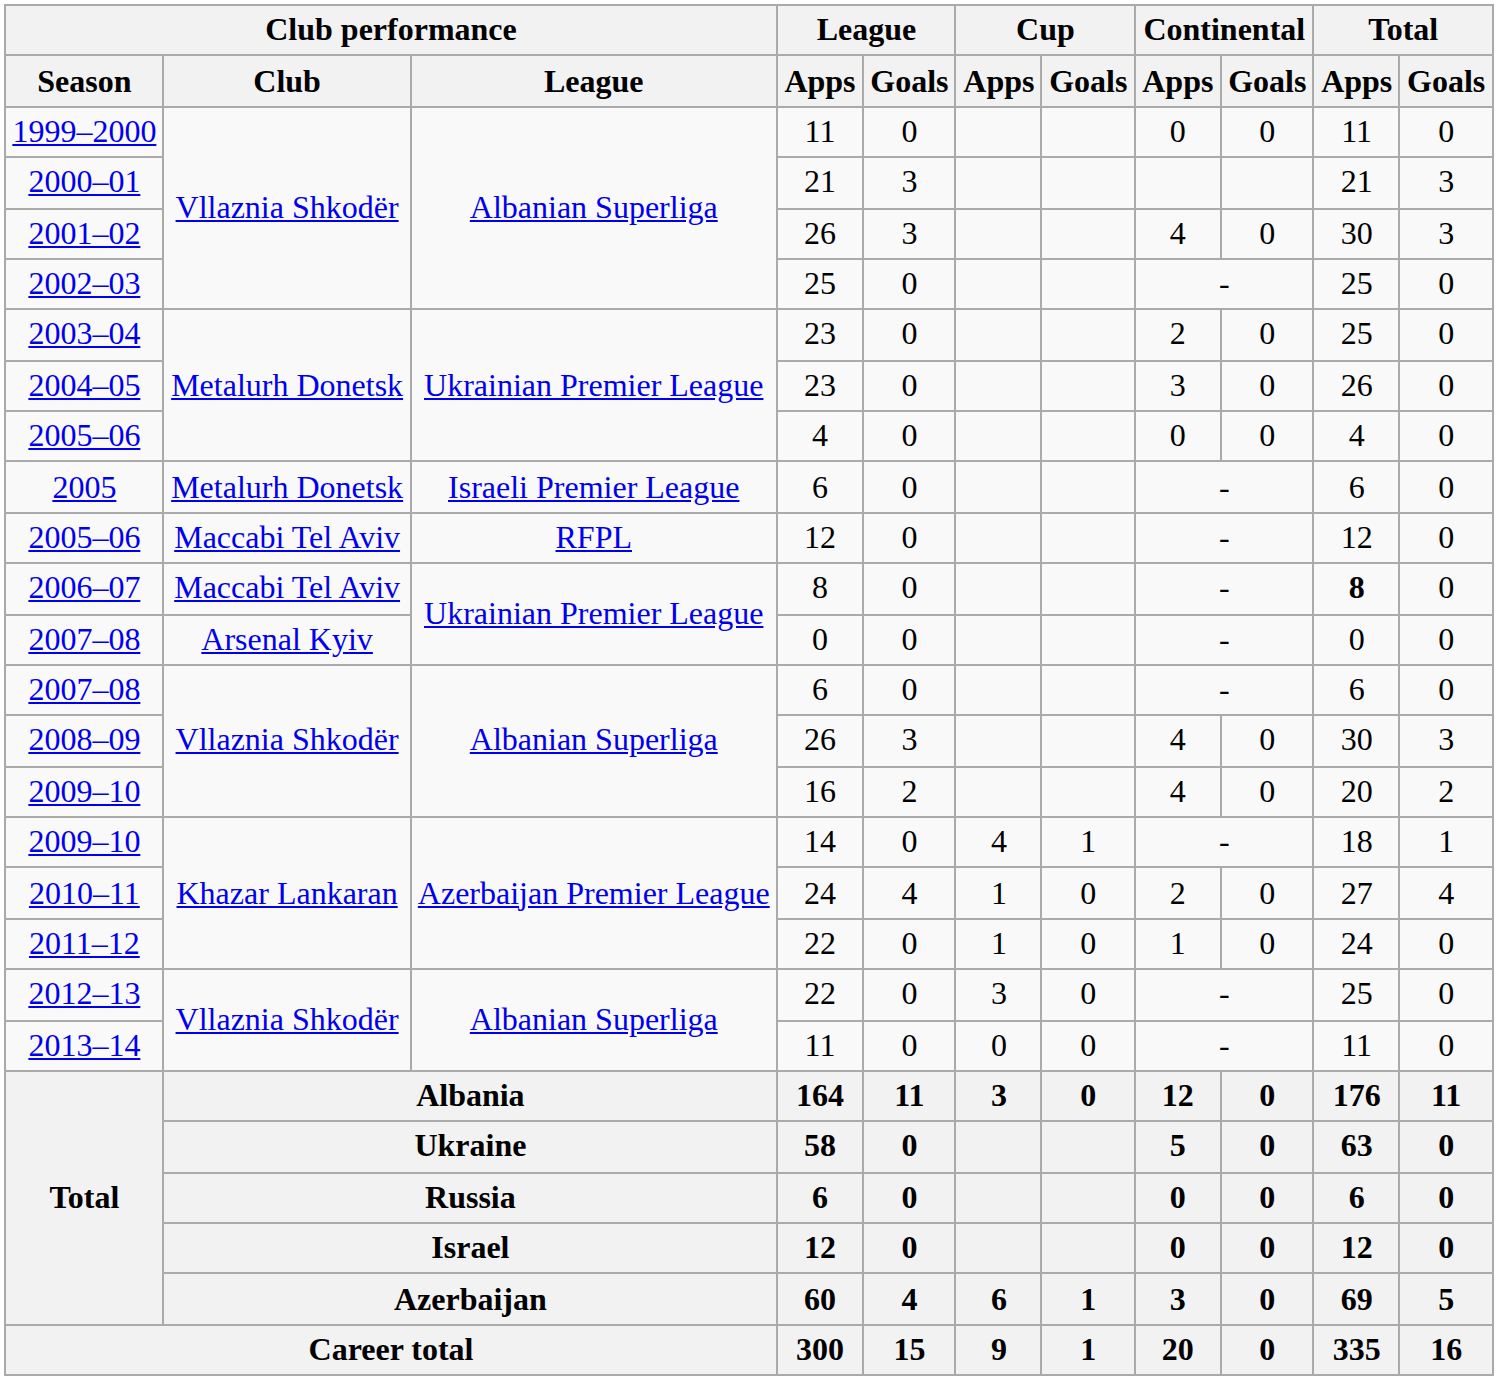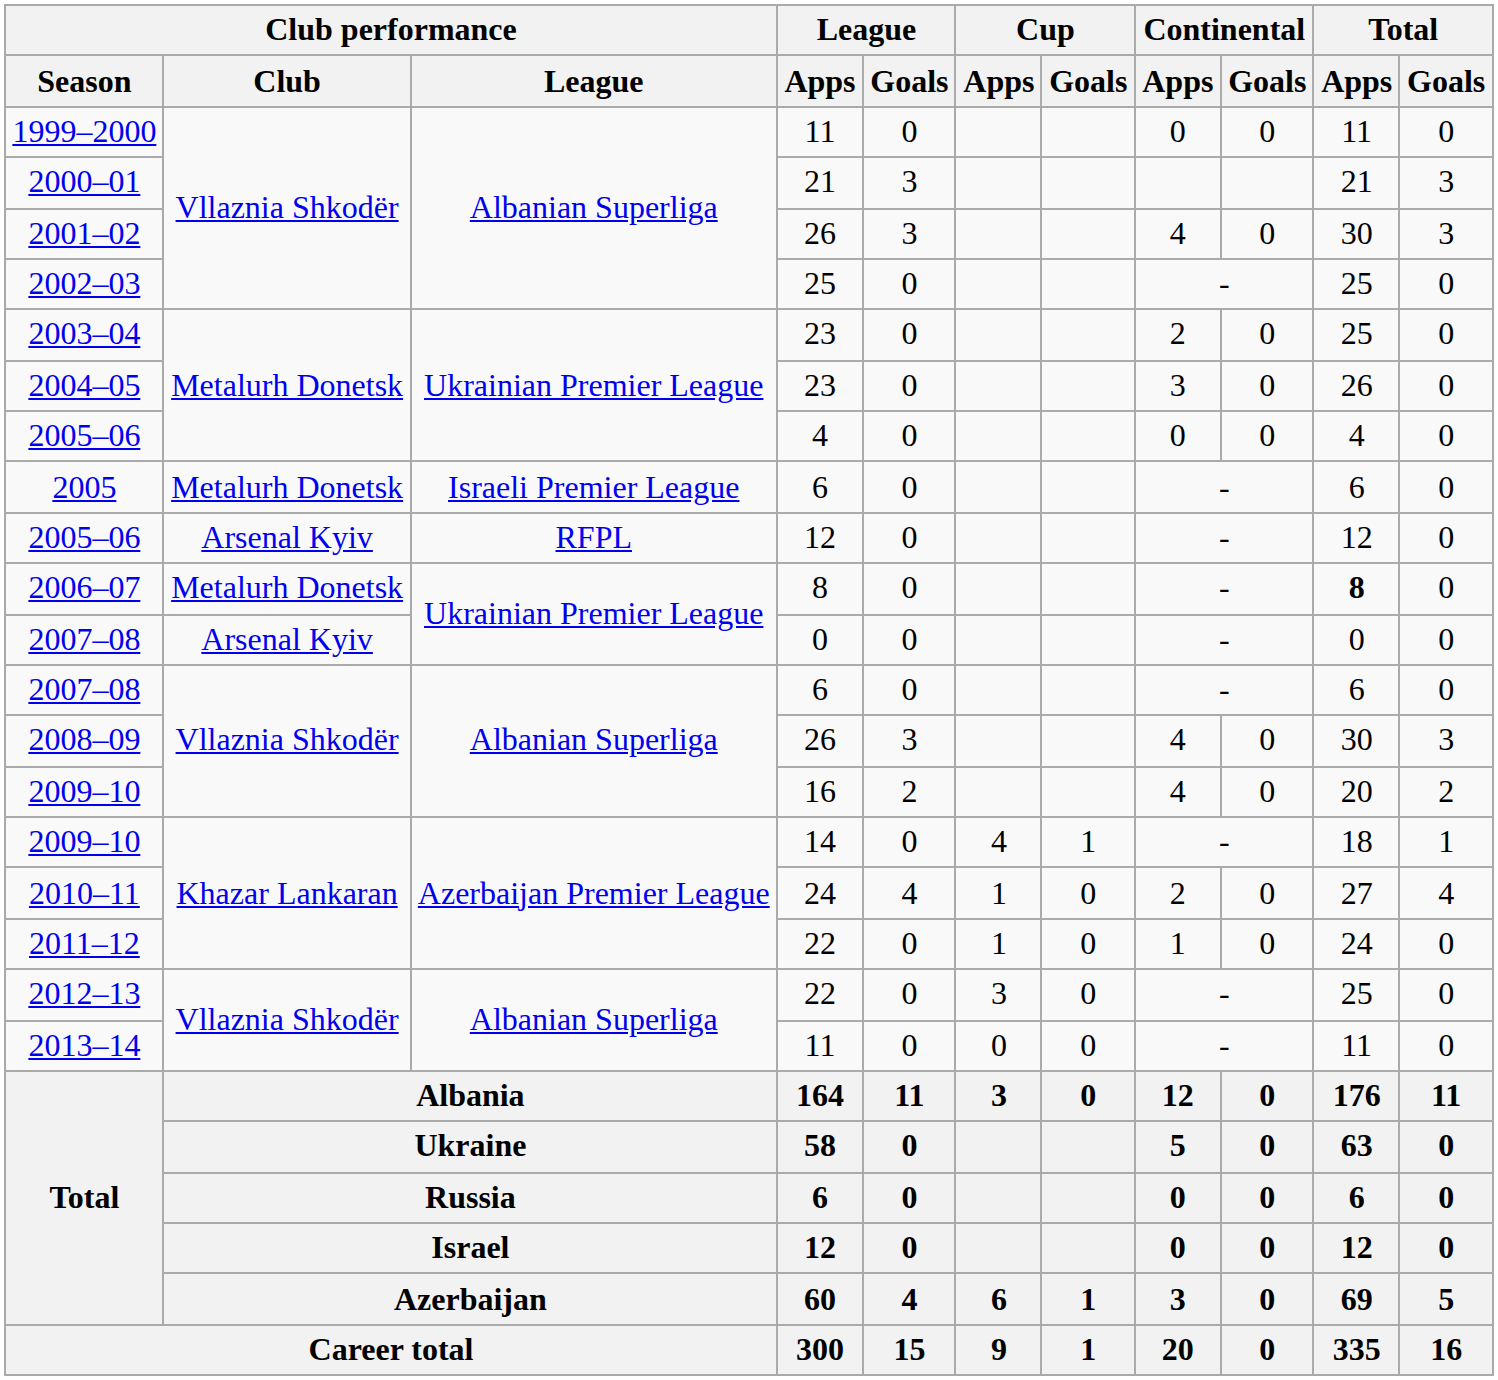(287, 537) Maccabi Tel Aviv -> (287, 537) Arsenal Kyiv
(287, 588) Maccabi Tel Aviv -> (287, 588) Metalurh Donetsk
